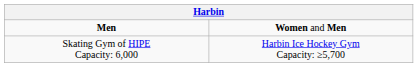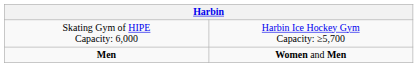rows swapped: (106, 28) <-> (106, 49)
